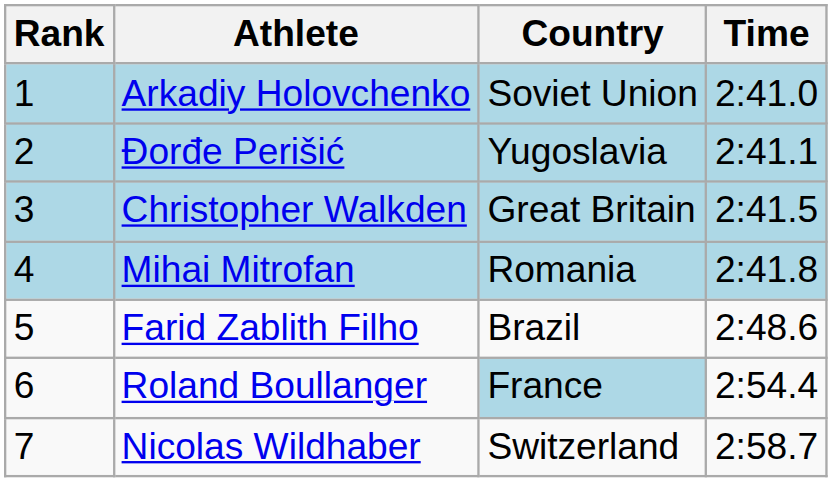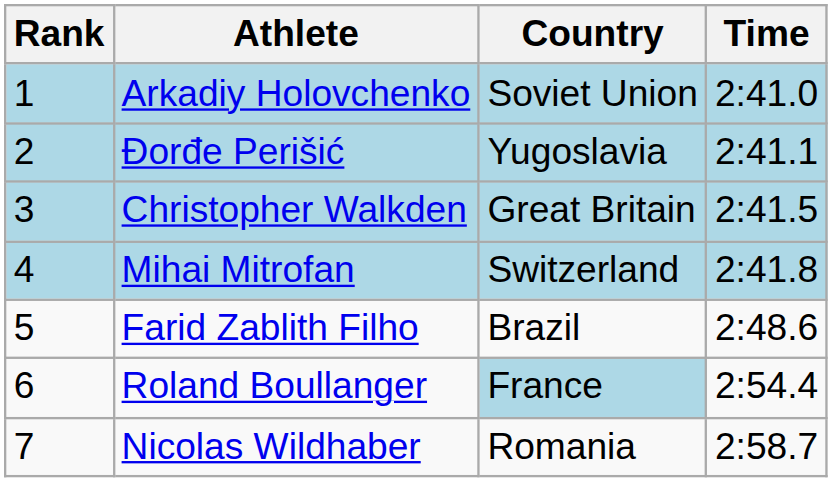(562, 269) Romania -> (583, 269) Switzerland
(583, 446) Switzerland -> (562, 446) Romania
